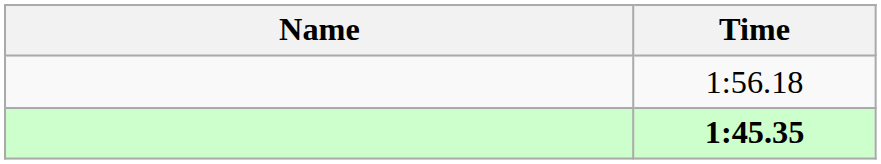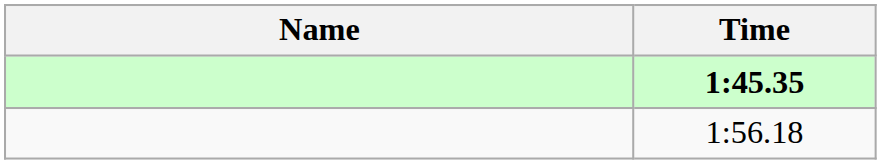rows swapped: (755, 132) <-> (755, 81)
